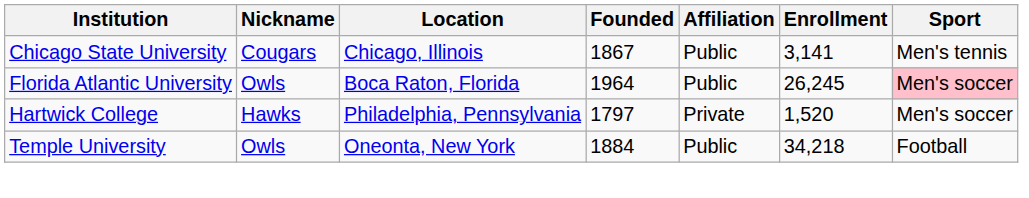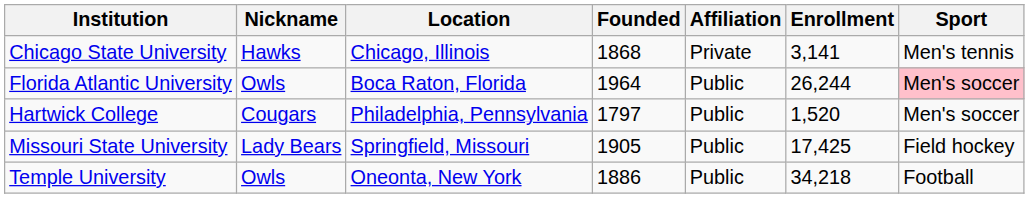(279, 51) Cougars -> (271, 51) Hawks
(612, 51) 1867 -> (619, 51) 1868
(710, 51) Public -> (721, 51) Private
(814, 83) 26,245 -> (821, 83) 26,244
(271, 114) Hawks -> (279, 114) Cougars
(714, 114) Private -> (717, 114) Public
+ row: (118, 146)
(612, 146) 1884 -> (619, 177) 1886
